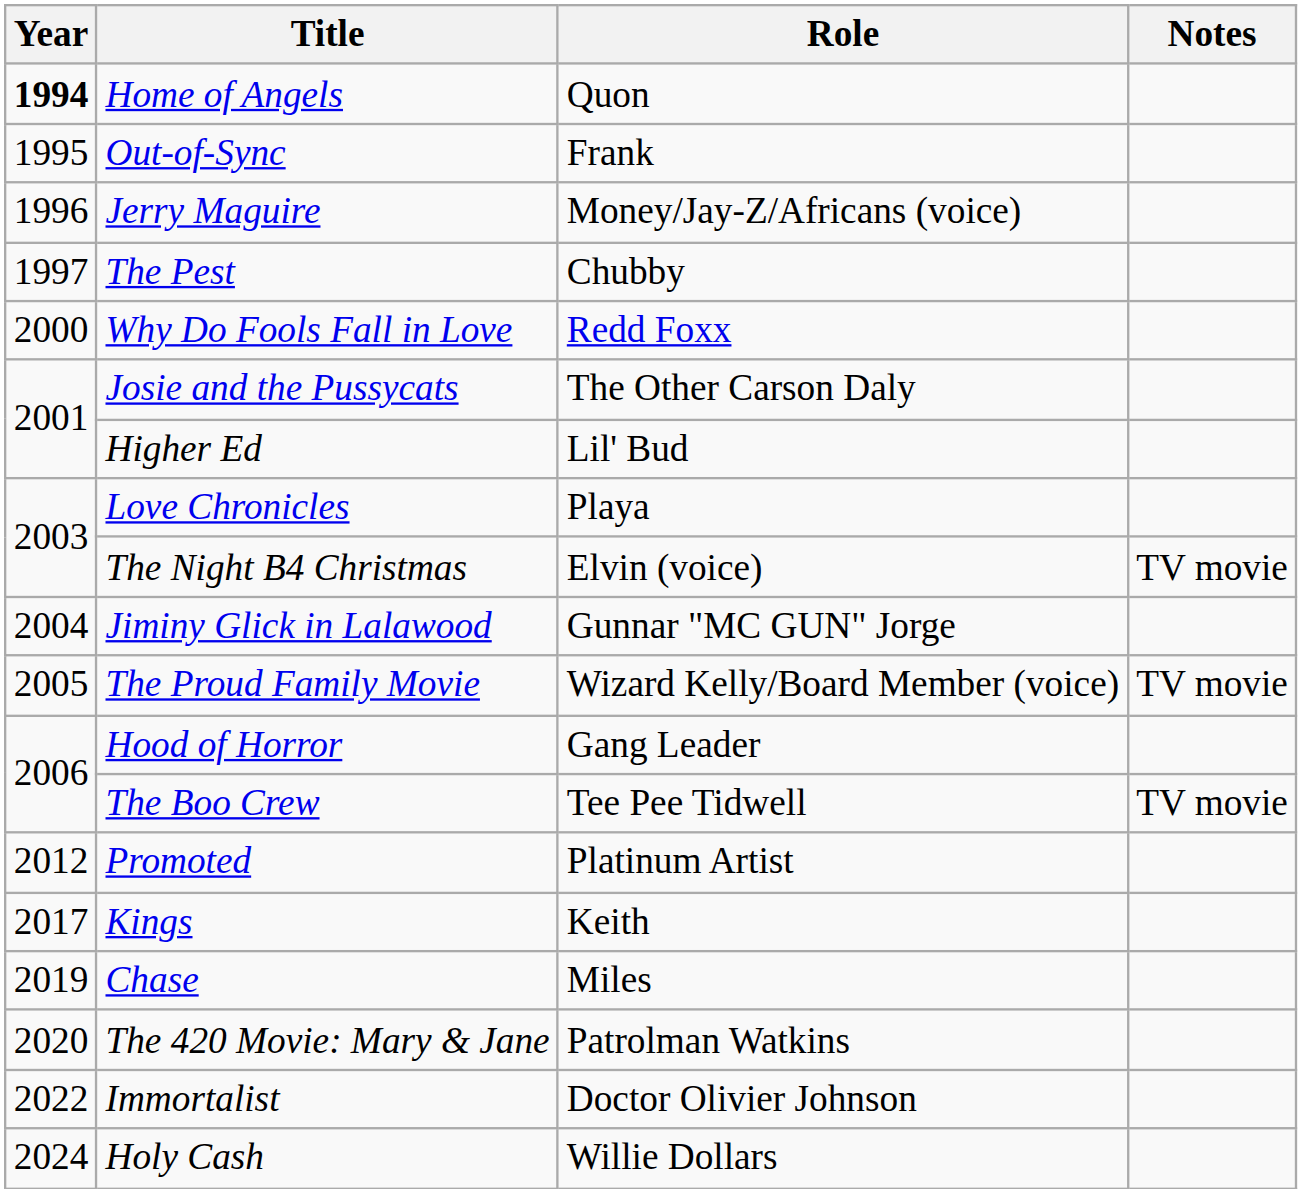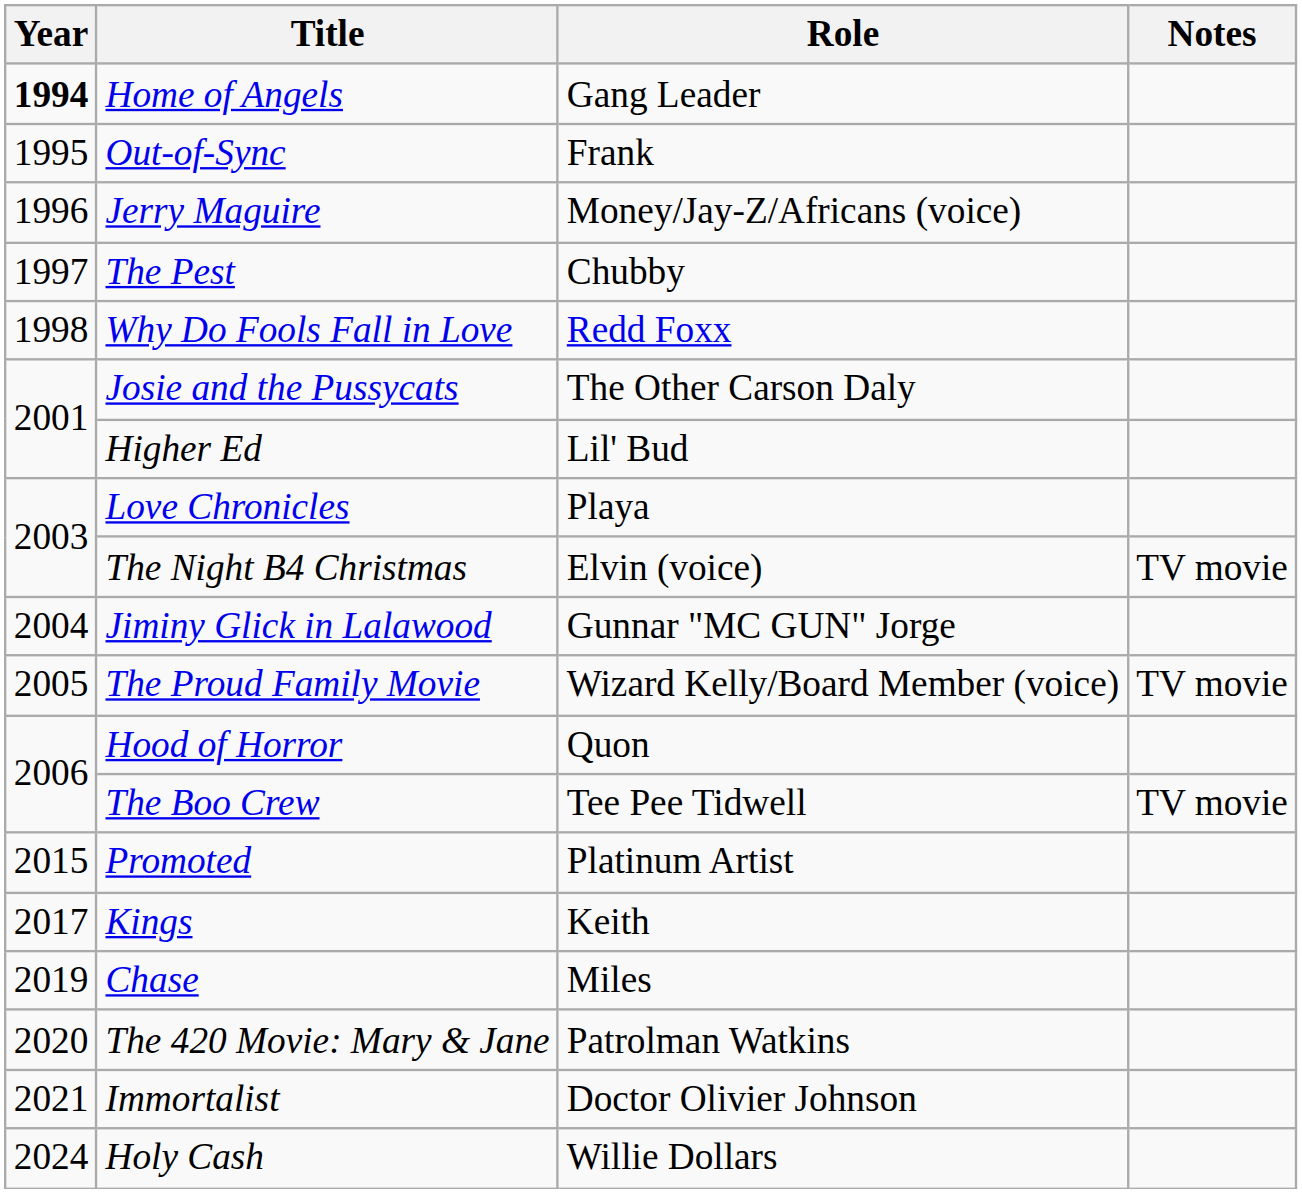(608, 93) Quon -> (664, 93) Gang Leader
(51, 329) 2000 -> (51, 329) 1998
(664, 743) Gang Leader -> (608, 743) Quon
(51, 861) 2012 -> (51, 861) 2015
(51, 1098) 2022 -> (51, 1098) 2021
